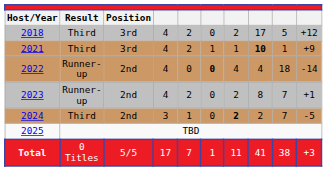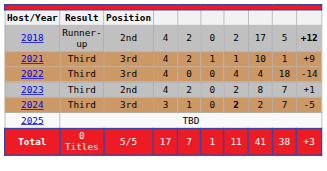(82, 33) Third -> (82, 39) Runner-up
(129, 33) 3rd -> (129, 39) 2nd
(309, 33) normal -> (309, 39) bold
(260, 48) bold -> (260, 59) normal
(82, 69) Runner-up -> (82, 74) Third
(129, 69) 2nd -> (129, 74) 3rd
(212, 69) bold -> (212, 74) normal
(82, 95) Runner-up -> (82, 90) Third
(129, 116) 2nd -> (129, 105) 3rd
